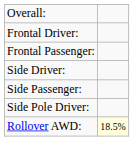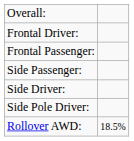rows swapped: (36, 70) <-> (44, 88)
(113, 127) lightyellow background -> (113, 127) no background
